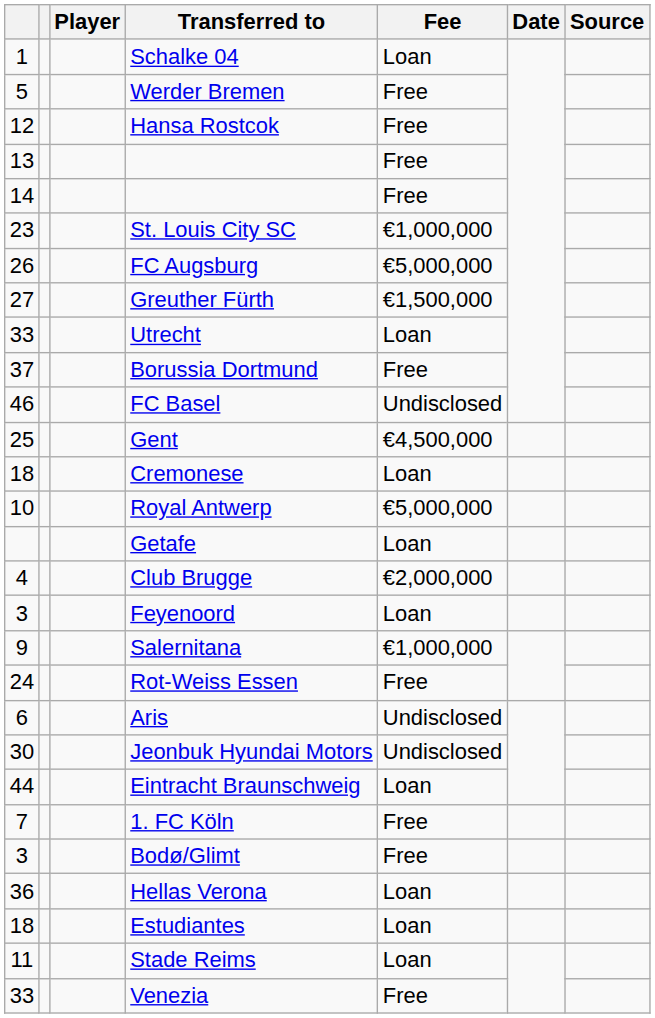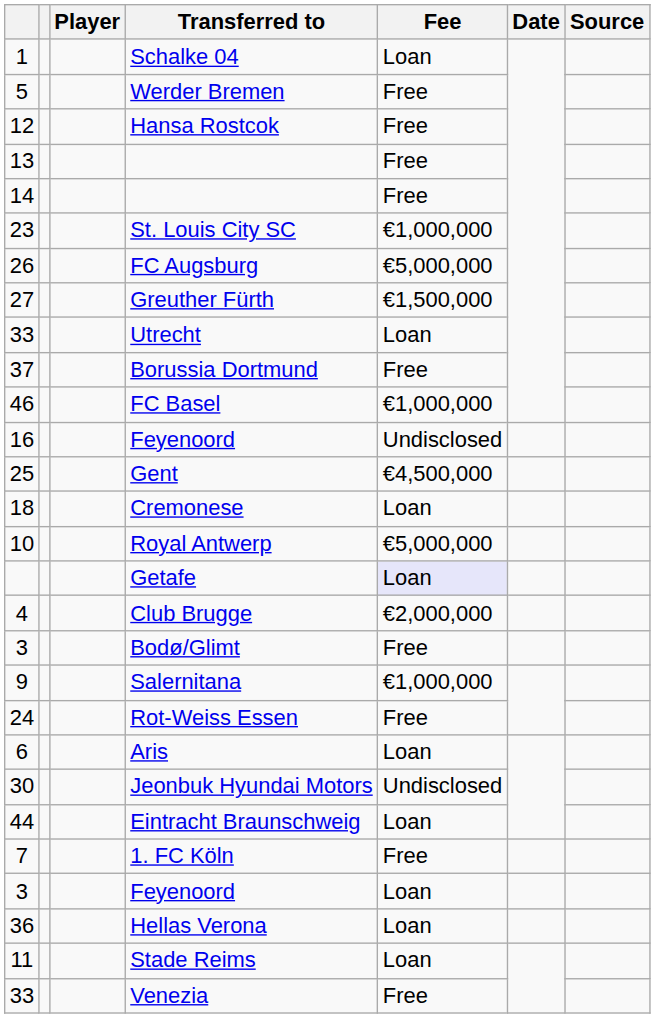(443, 404) Undisclosed -> (438, 404) €1,000,000
+ row: (22, 439)
(407, 543) no background -> (407, 578) lavender background
rows swapped: (22, 612) <-> (22, 856)
(443, 717) Undisclosed -> (407, 751) Loan
- row: (22, 925)
